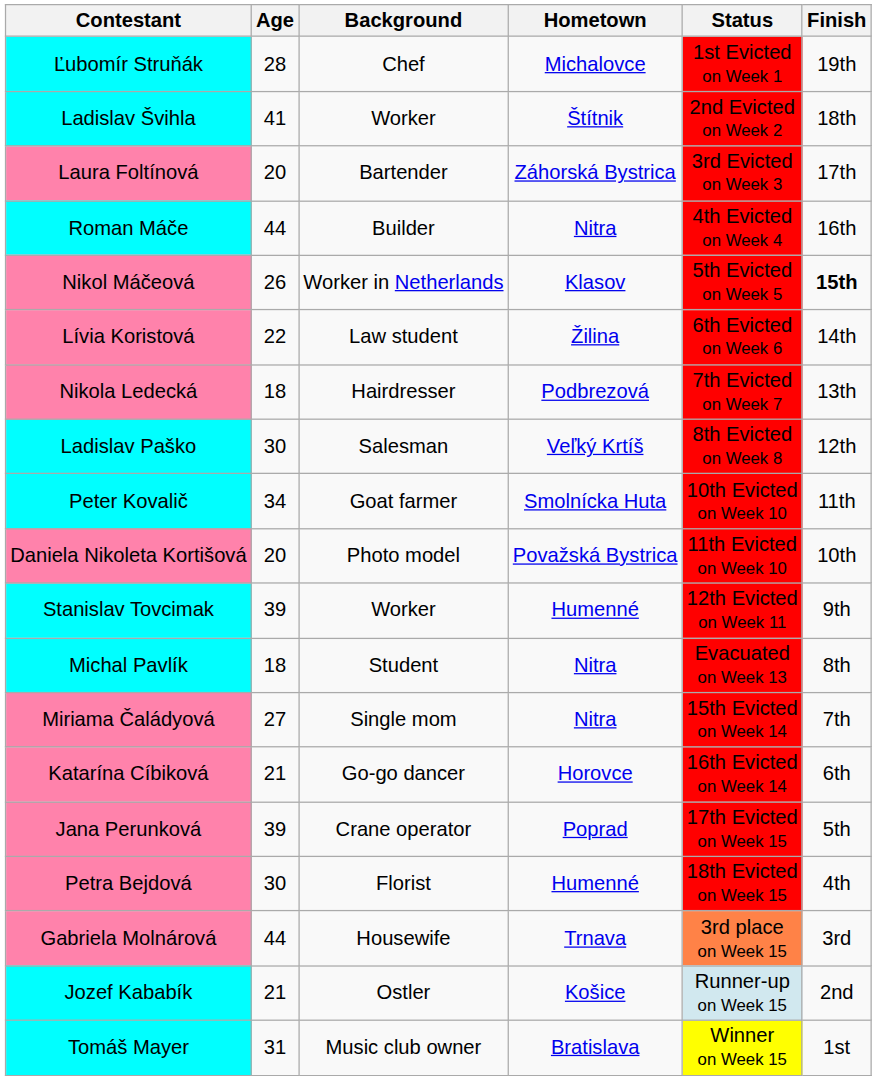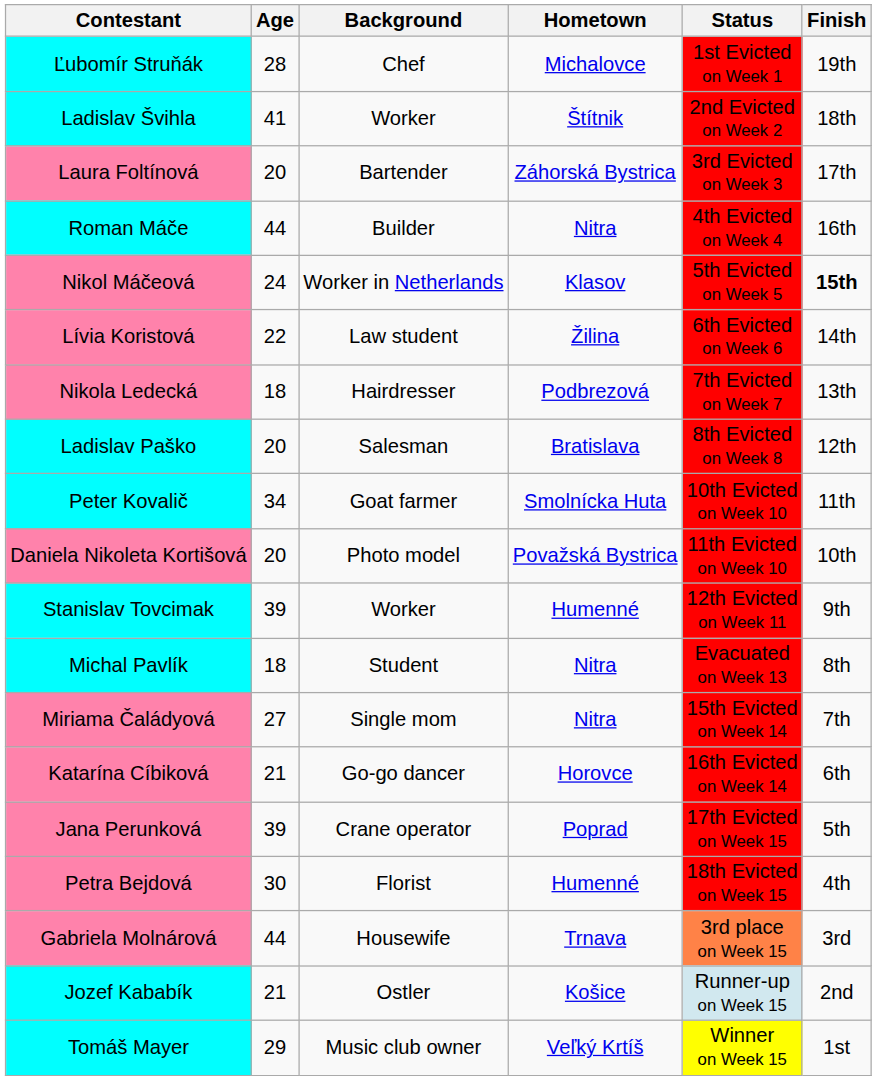(275, 282) 26 -> (275, 282) 24
(275, 446) 30 -> (275, 446) 20
(595, 446) Veľký Krtíš -> (595, 446) Bratislava
(275, 1047) 31 -> (275, 1047) 29
(595, 1047) Bratislava -> (595, 1047) Veľký Krtíš
